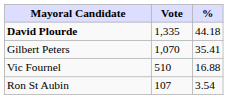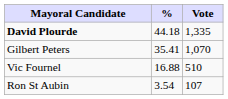columns swapped: (172, 13) <-> (208, 13)
